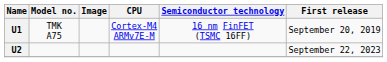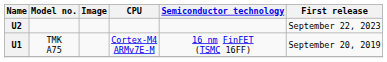rows swapped: (17, 31) <-> (17, 50)
